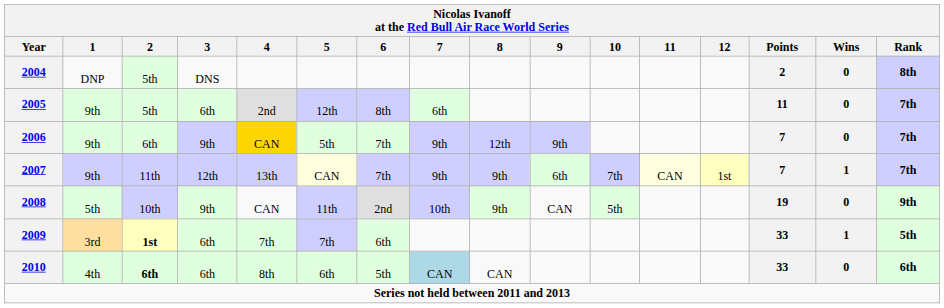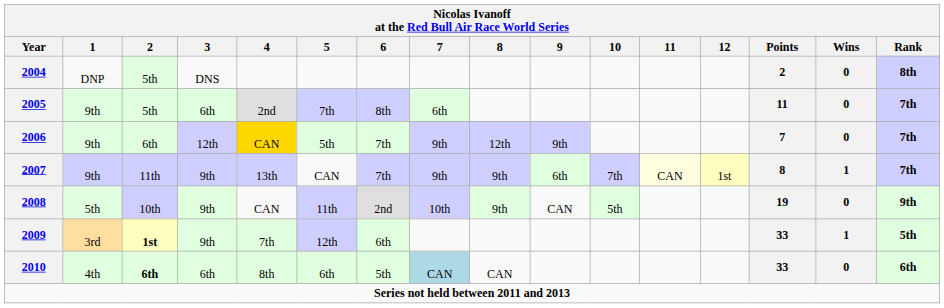(327, 111) 12th -> (327, 111) 7th
(207, 144) 9th -> (207, 144) 12th
(207, 176) 12th -> (207, 176) 9th
(327, 176) lightyellow background -> (327, 176) no background
(782, 169) 7 -> (782, 169) 8
(207, 241) 6th -> (207, 241) 9th
(327, 241) 7th -> (327, 241) 12th
